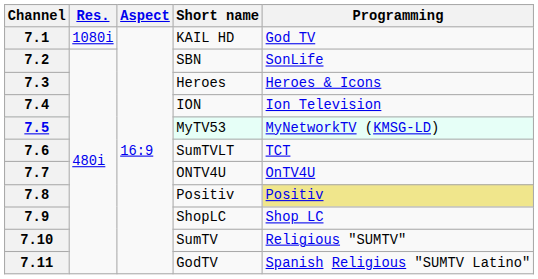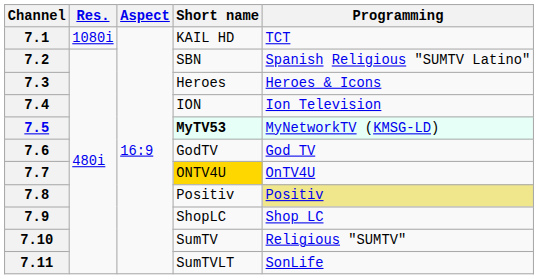(290, 38) God TV -> (278, 38) TCT
(295, 61) SonLife -> (398, 61) Spanish Religious "SUMTV Latino"
(201, 128) normal -> (201, 128) bold
(205, 151) SumTVLT -> (197, 151) GodTV
(278, 151) TCT -> (290, 151) God TV
(201, 173) no background -> (201, 173) gold background
(197, 263) GodTV -> (205, 263) SumTVLT
(398, 263) Spanish Religious "SUMTV Latino" -> (295, 263) SonLife
